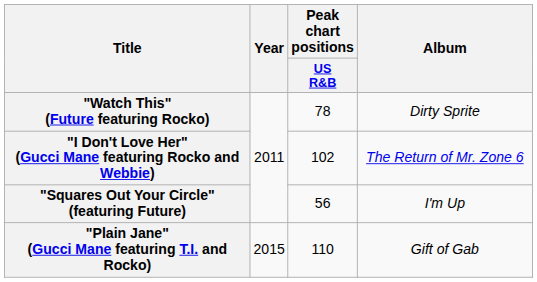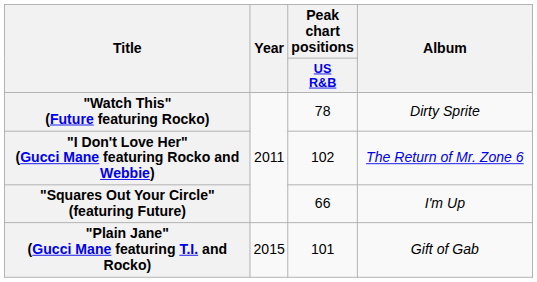(323, 203) 56 -> (323, 203) 66
(323, 249) 110 -> (323, 249) 101
